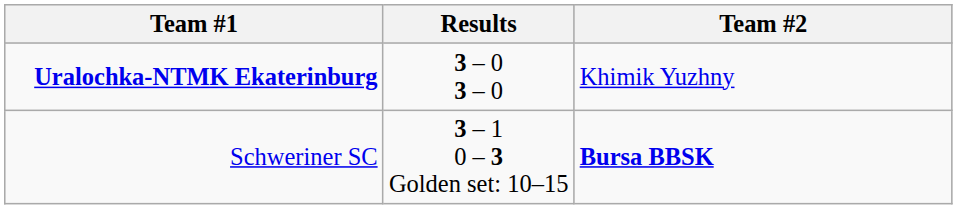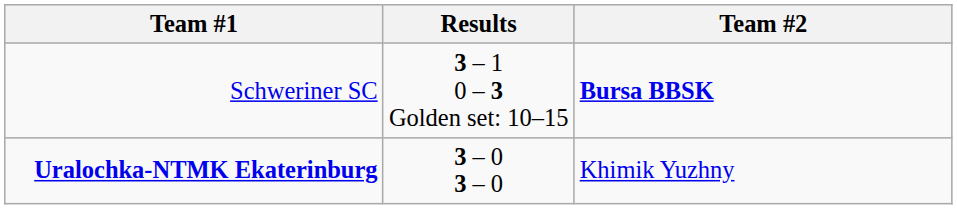rows swapped: (304, 156) <-> (206, 76)
